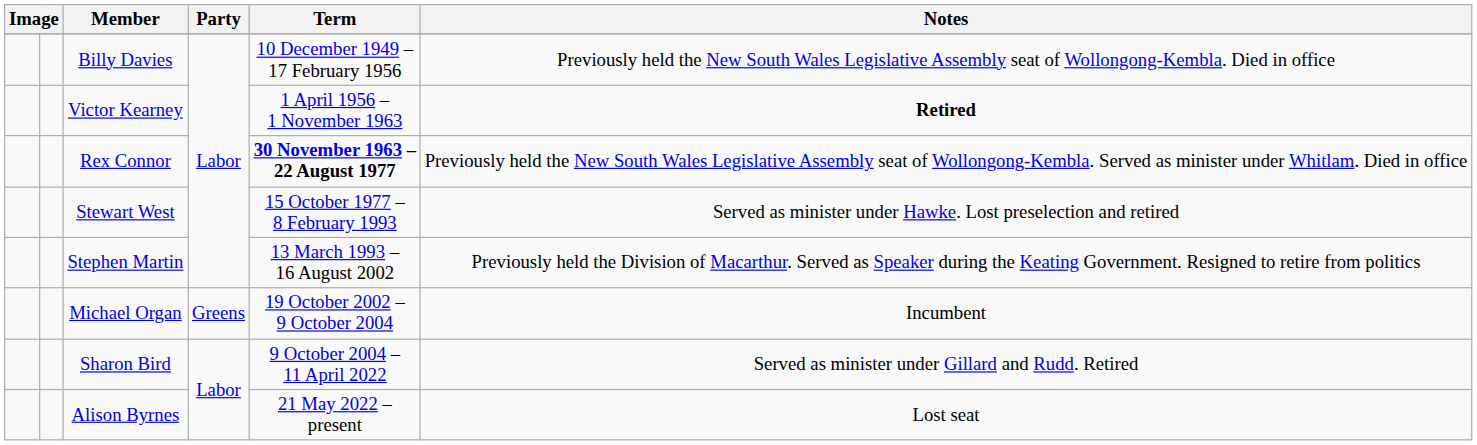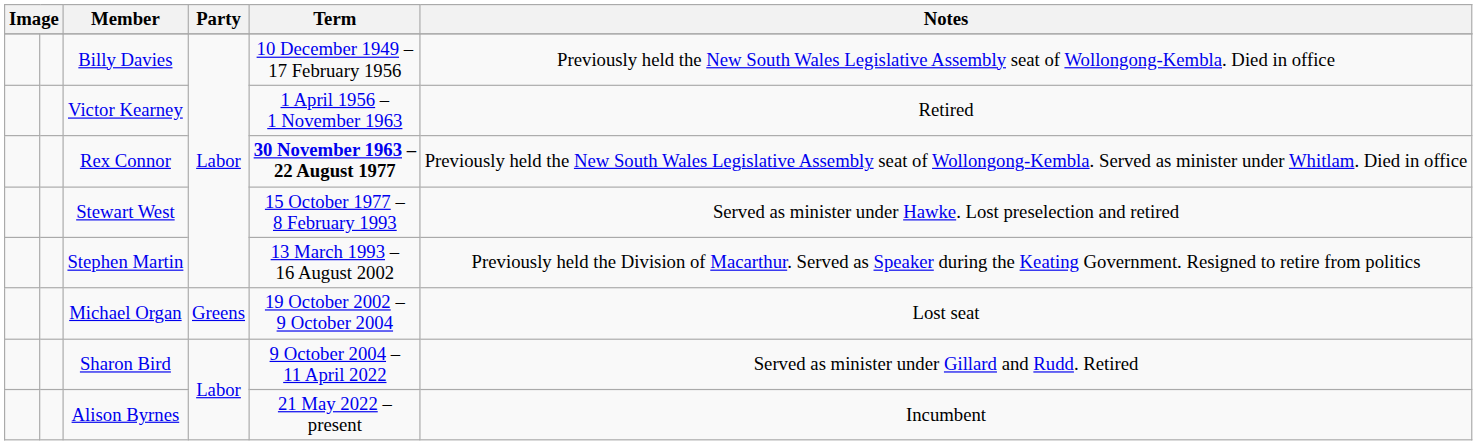(946, 110) bold -> (946, 110) normal
(946, 313) Incumbent -> (946, 313) Lost seat
(946, 414) Lost seat -> (946, 414) Incumbent
